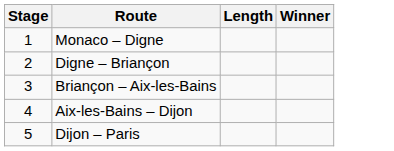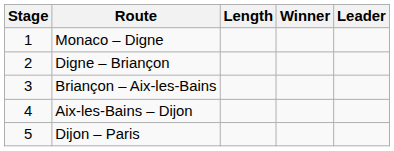+ column: (361, 16)
